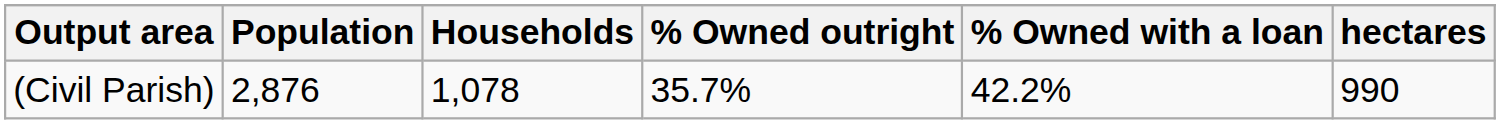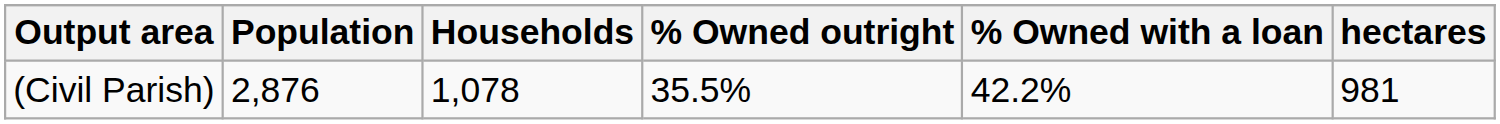(701, 88) 35.7% -> (701, 88) 35.5%
(1370, 88) 990 -> (1370, 88) 981
